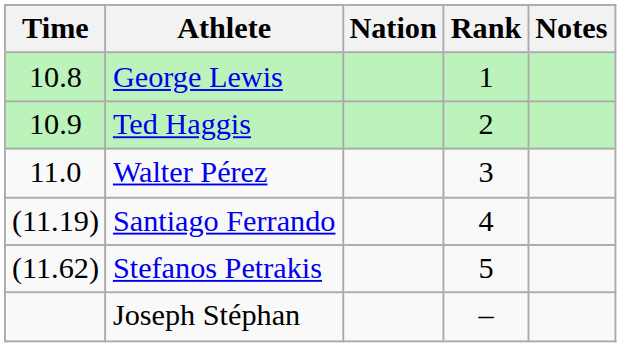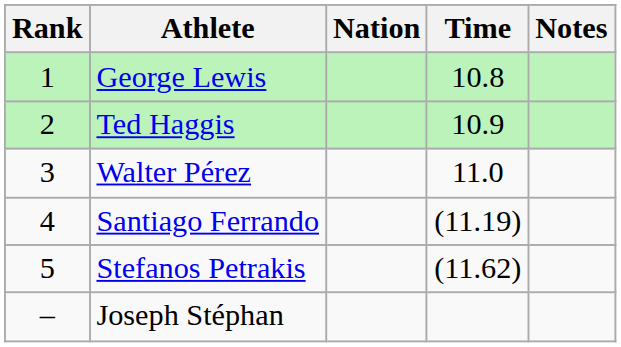columns swapped: (486, 28) <-> (55, 28)
